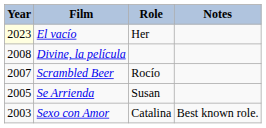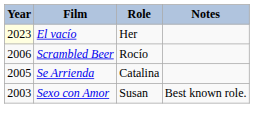- row: (81, 54)
(19, 73) 2007 -> (19, 54) 2006
(146, 93) Susan -> (139, 73) Catalina
(151, 113) Catalina -> (134, 93) Susan
